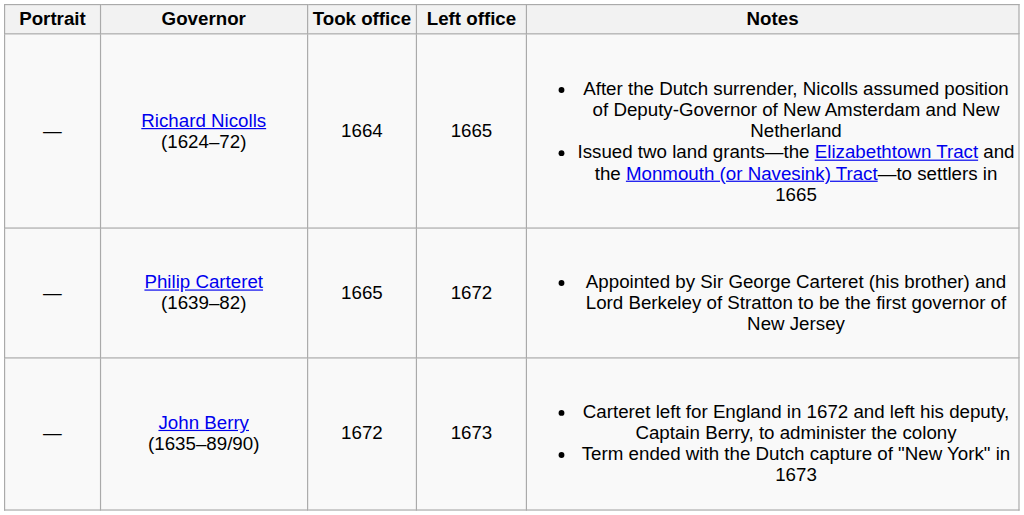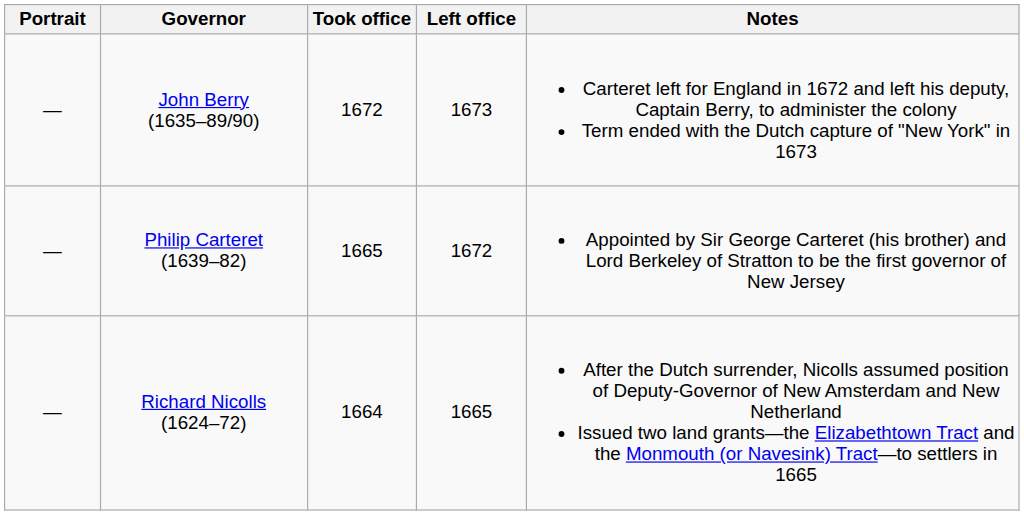rows swapped: (204, 130) <-> (204, 433)
